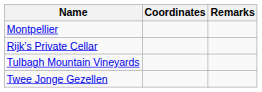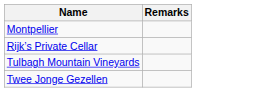- column: (175, 13)
